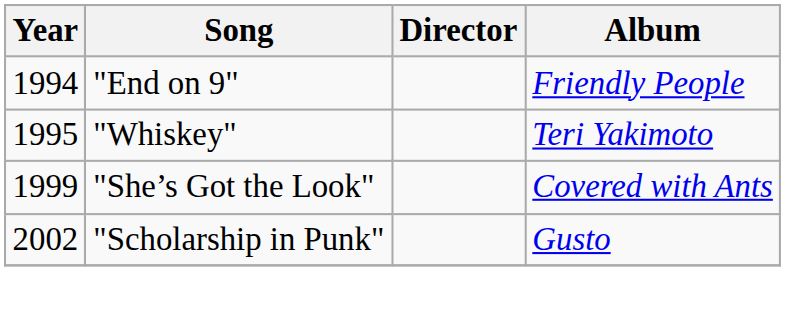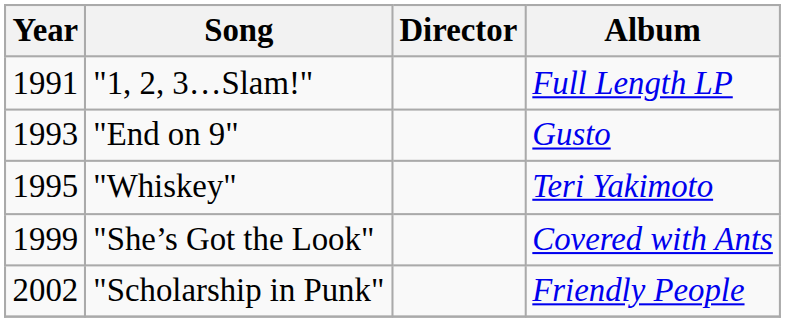+ row: (203, 82)
(45, 82) 1994 -> (45, 134) 1993
(638, 82) Friendly People -> (572, 134) Gusto
(572, 238) Gusto -> (638, 290) Friendly People
